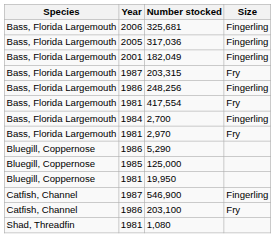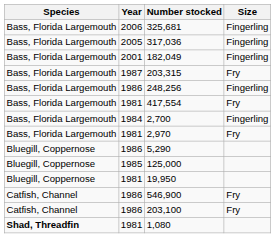(132, 194) 1987 -> (132, 194) 1986
(247, 194) Fingerling -> (233, 194) Fry
(41, 225) normal -> (43, 225) bold
